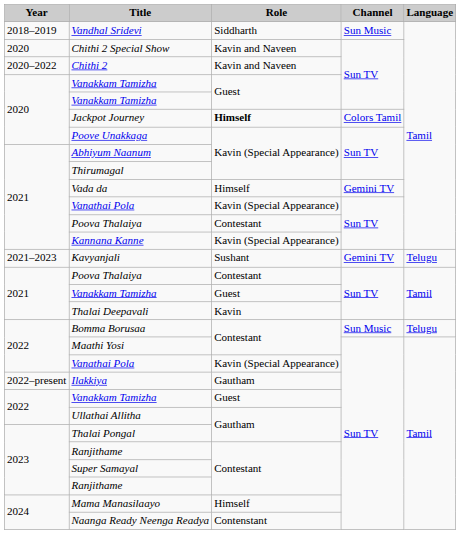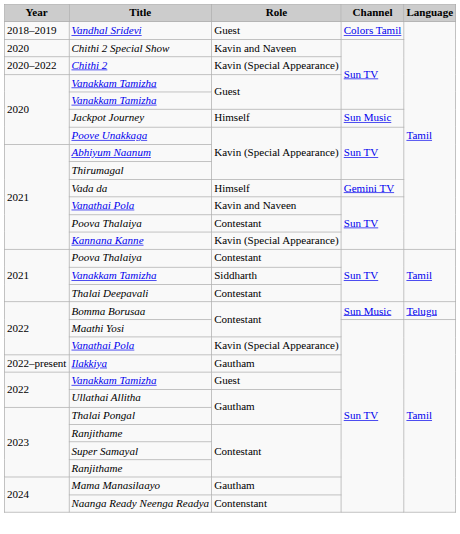(236, 30) Siddharth -> (227, 30) Guest
(368, 30) Sun Music -> (373, 30) Colors Tamil
(255, 65) Kavin and Naveen -> (276, 65) Kavin (Special Appearance)
(233, 118) bold -> (232, 118) normal
(373, 118) Colors Tamil -> (368, 118) Sun Music
(276, 205) Kavin (Special Appearance) -> (255, 205) Kavin and Naveen
- row: (32, 258)
(227, 293) Guest -> (236, 275) Siddharth
(228, 310) Kavin -> (238, 293) Contestant
(232, 503) Himself -> (234, 485) Gautham
